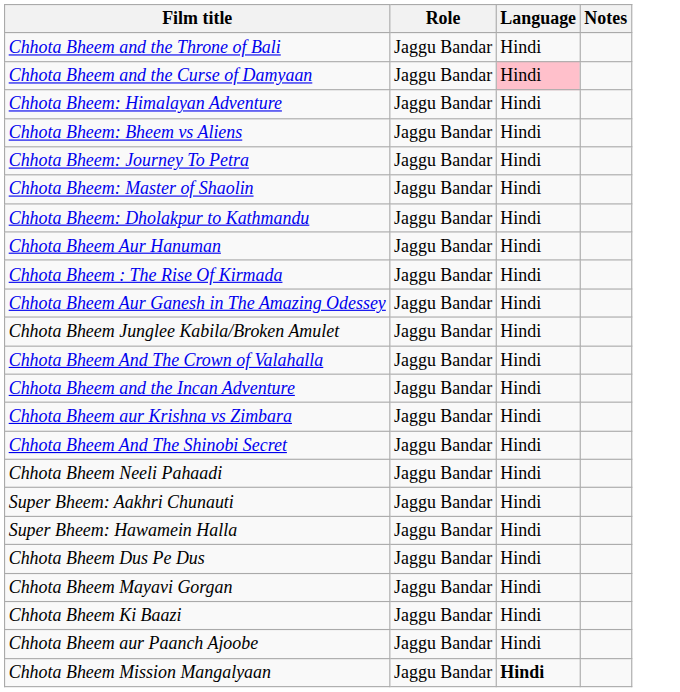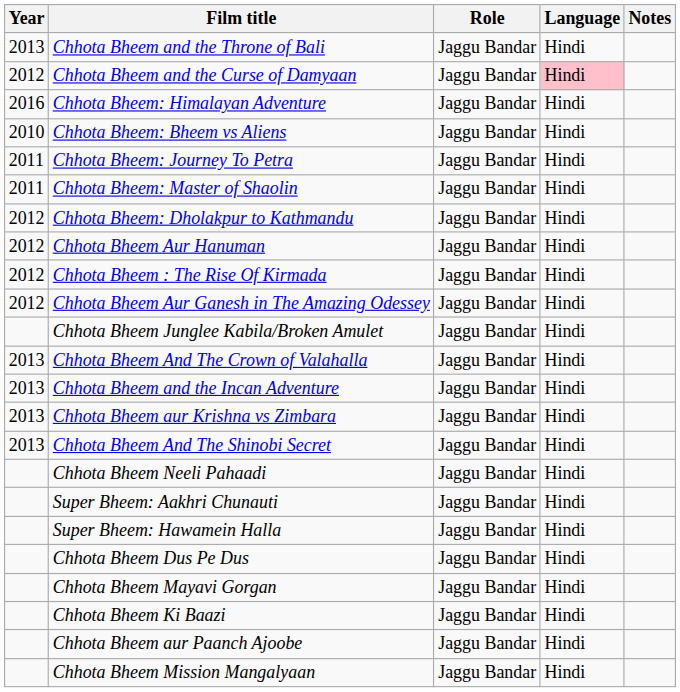+ column: (27, 18)
(522, 672) bold -> (565, 672) normal
